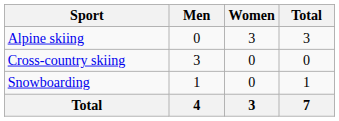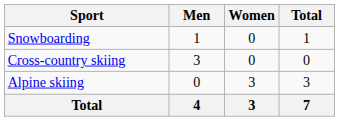rows swapped: (46, 37) <-> (49, 82)
